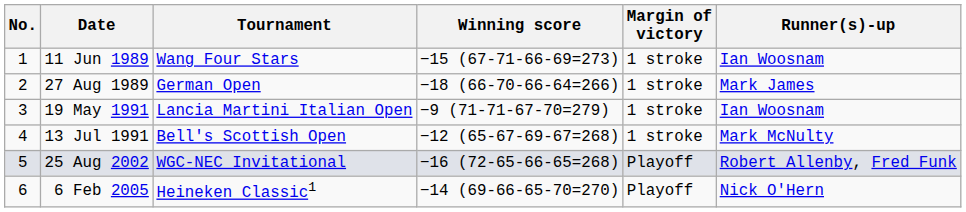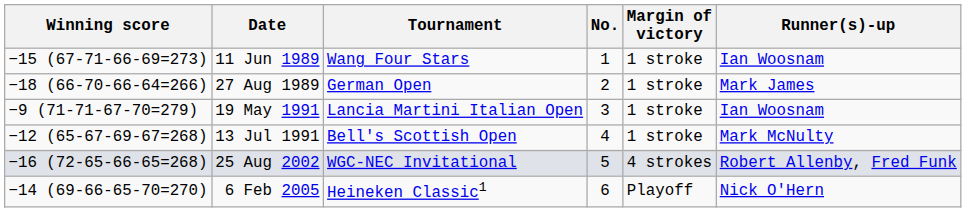columns swapped: (23, 27) <-> (520, 27)
(660, 163) Playoff -> (669, 163) 4 strokes
